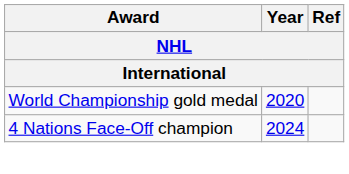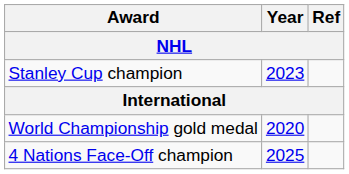+ row: (95, 73)
(285, 127) 2024 -> (285, 155) 2025
